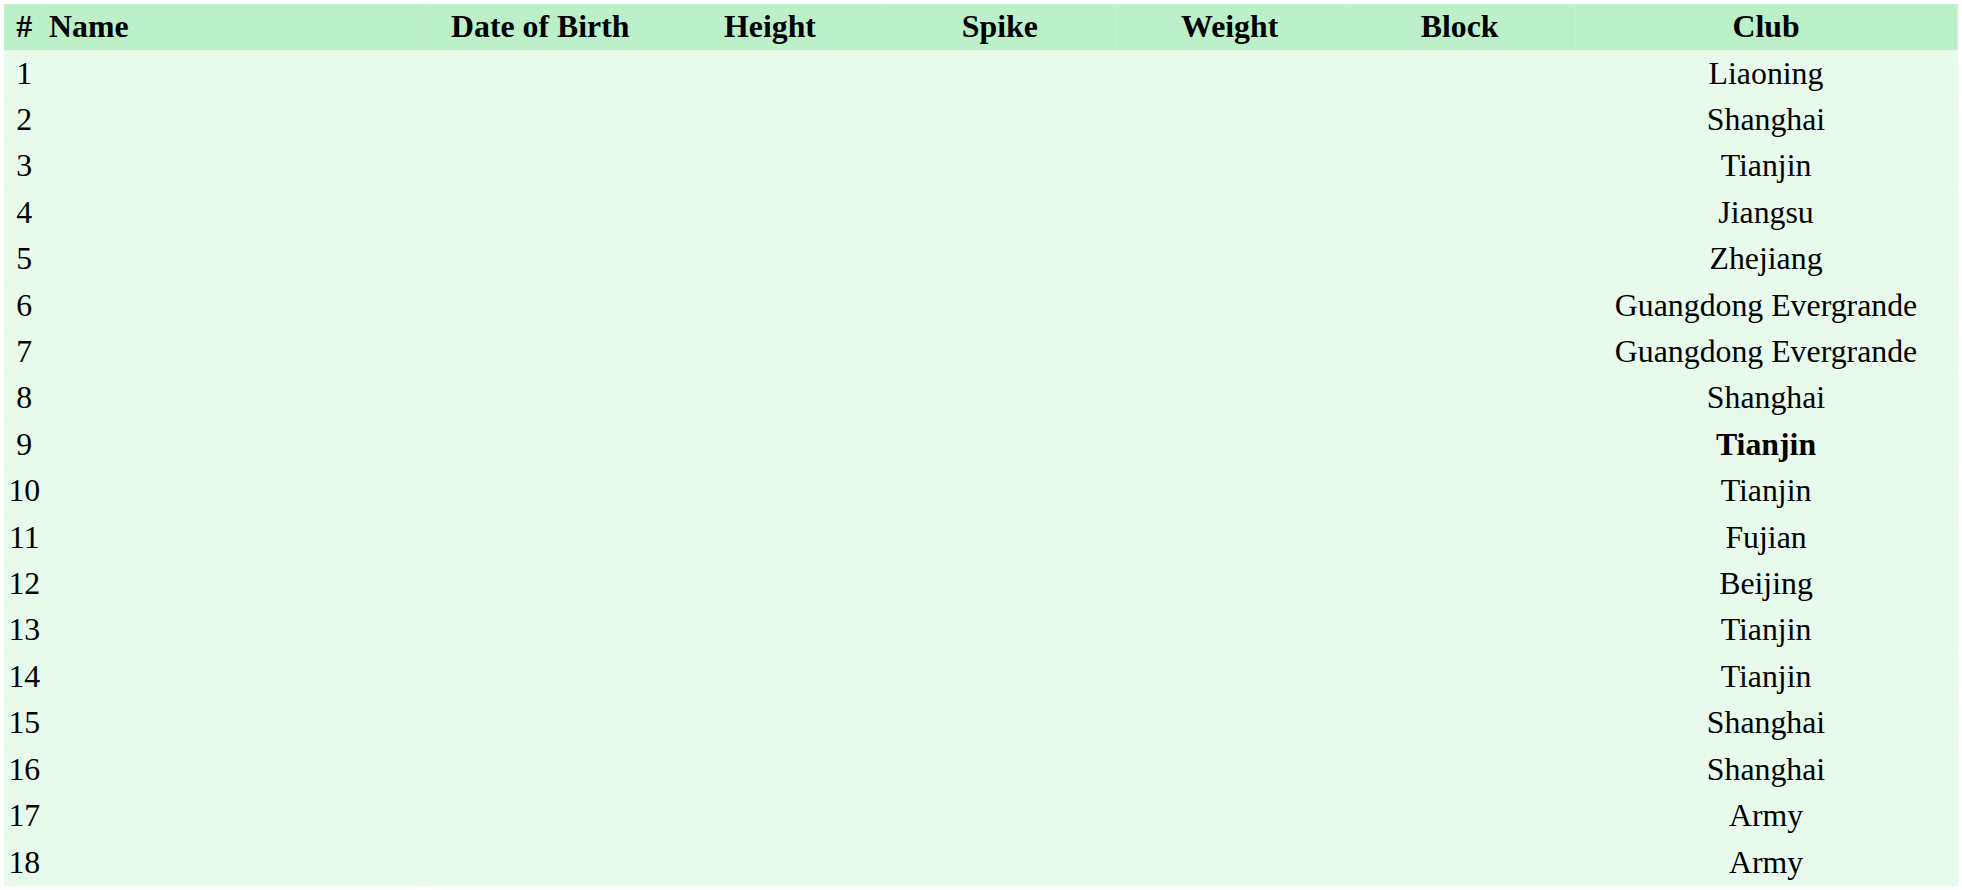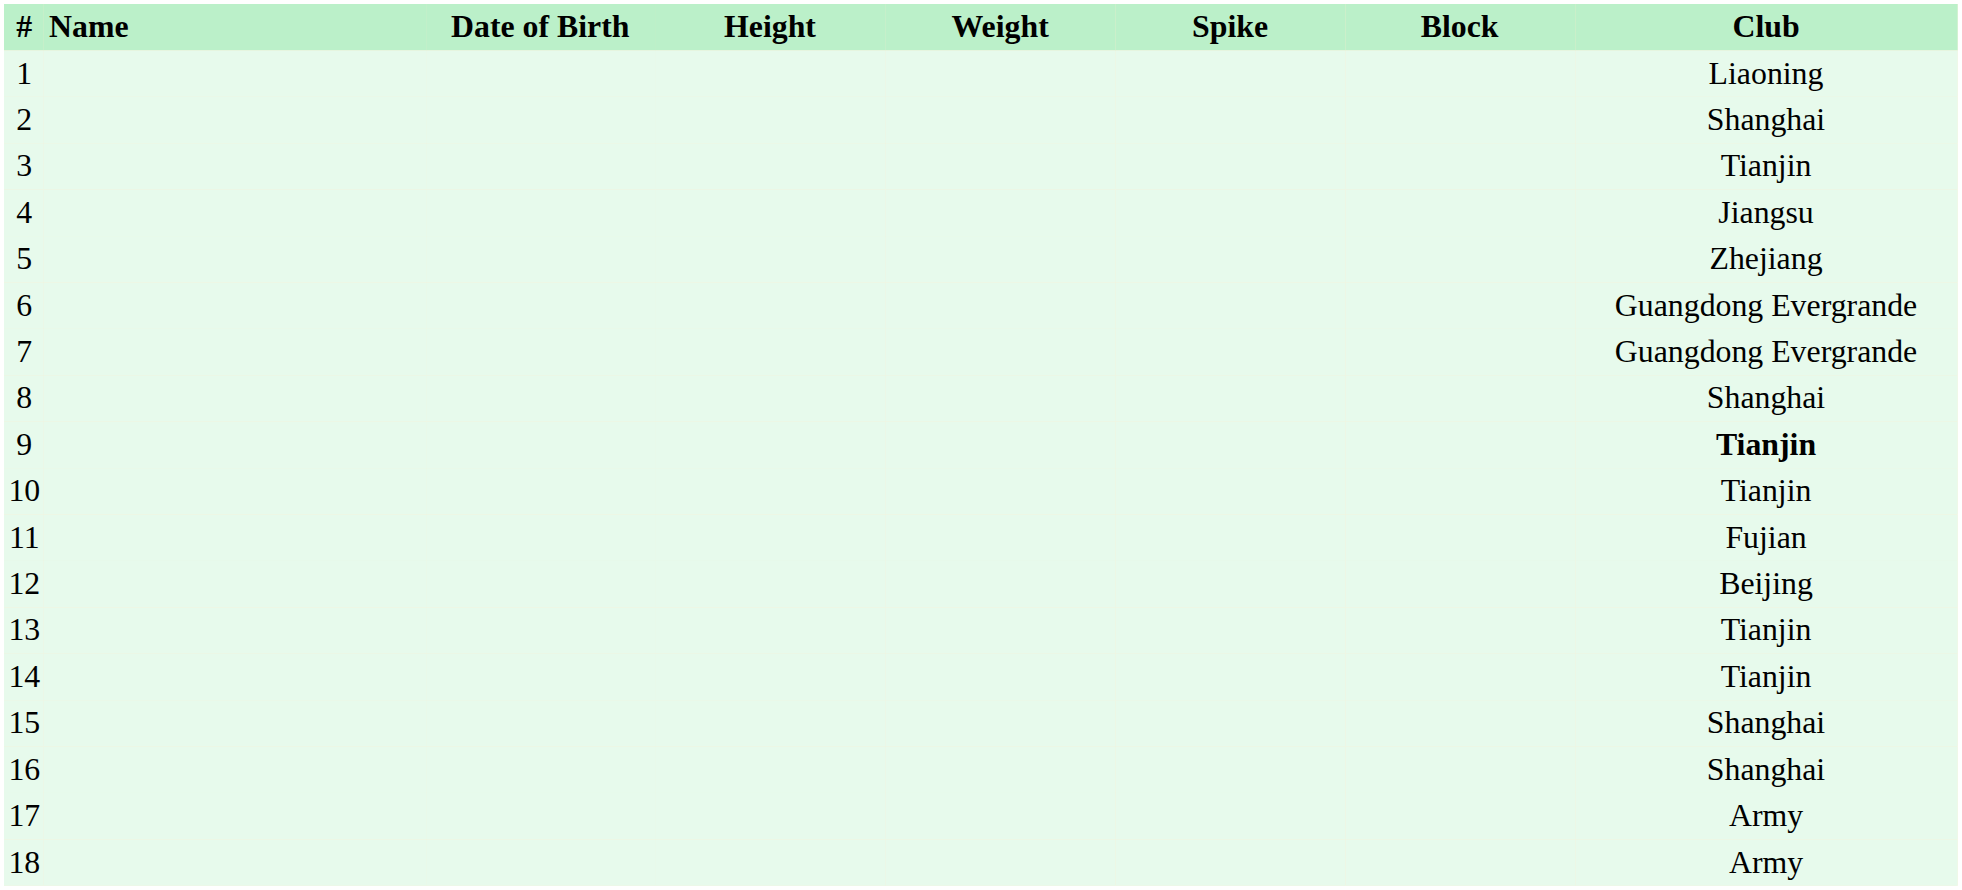columns swapped: (1230, 26) <-> (1000, 26)
